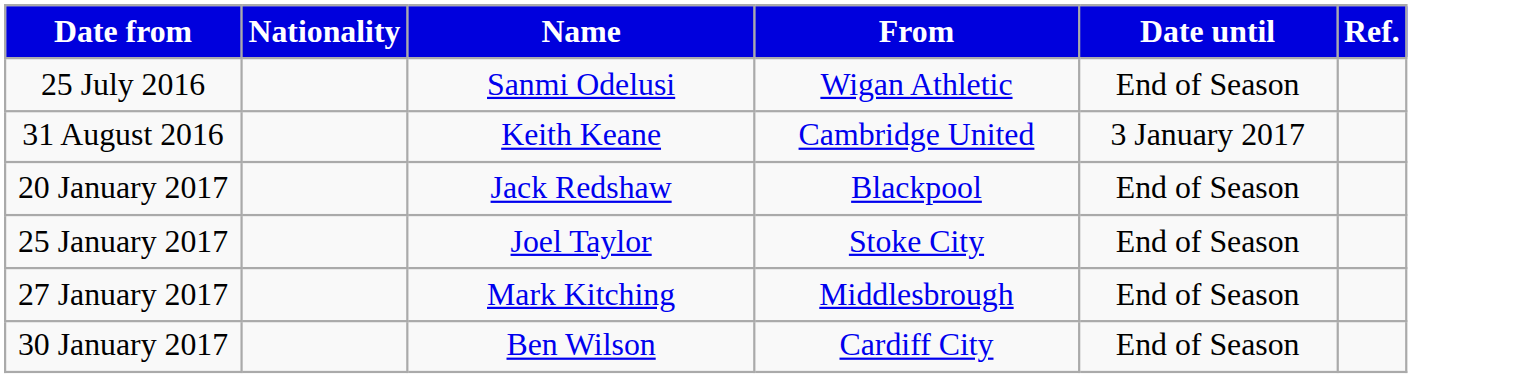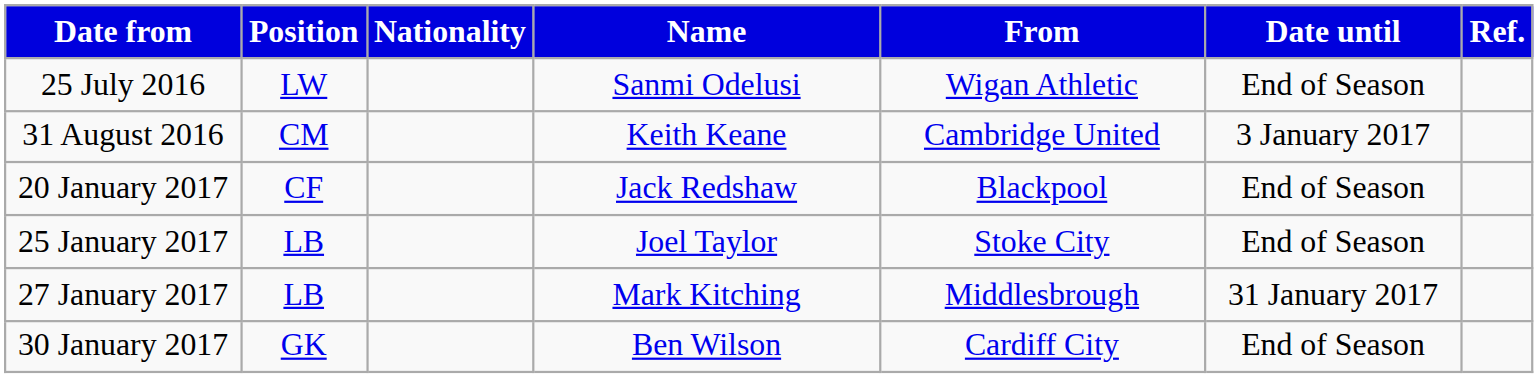+ column: (304, 31)
(1208, 293) End of Season -> (1333, 293) 31 January 2017
